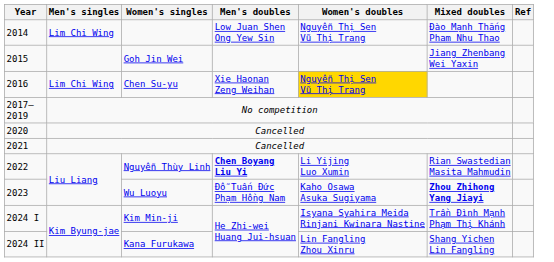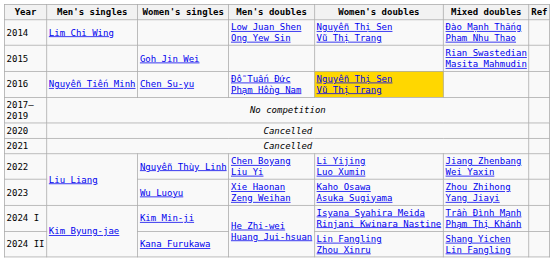(467, 58) Jiang Zhenbang Wei Yaxin -> (486, 58) Rian Swastedian Masita Mahmudin
(81, 84) Lim Chi Wing -> (92, 84) Nguyễn Tiến Minh
(245, 84) Xie Haonan Zeng Weihan -> (266, 84) Đỗ Tuấn Đức Phạm Hồng Nam
(245, 166) bold -> (261, 166) normal
(470, 166) Rian Swastedian Masita Mahmudin -> (483, 166) Jiang Zhenbang Wei Yaxin
(250, 192) Đỗ Tuấn Đức Phạm Hồng Nam -> (261, 192) Xie Haonan Zeng Weihan
(462, 192) bold -> (478, 192) normal
